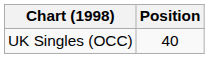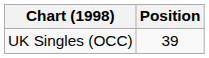(170, 41) 40 -> (170, 41) 39
